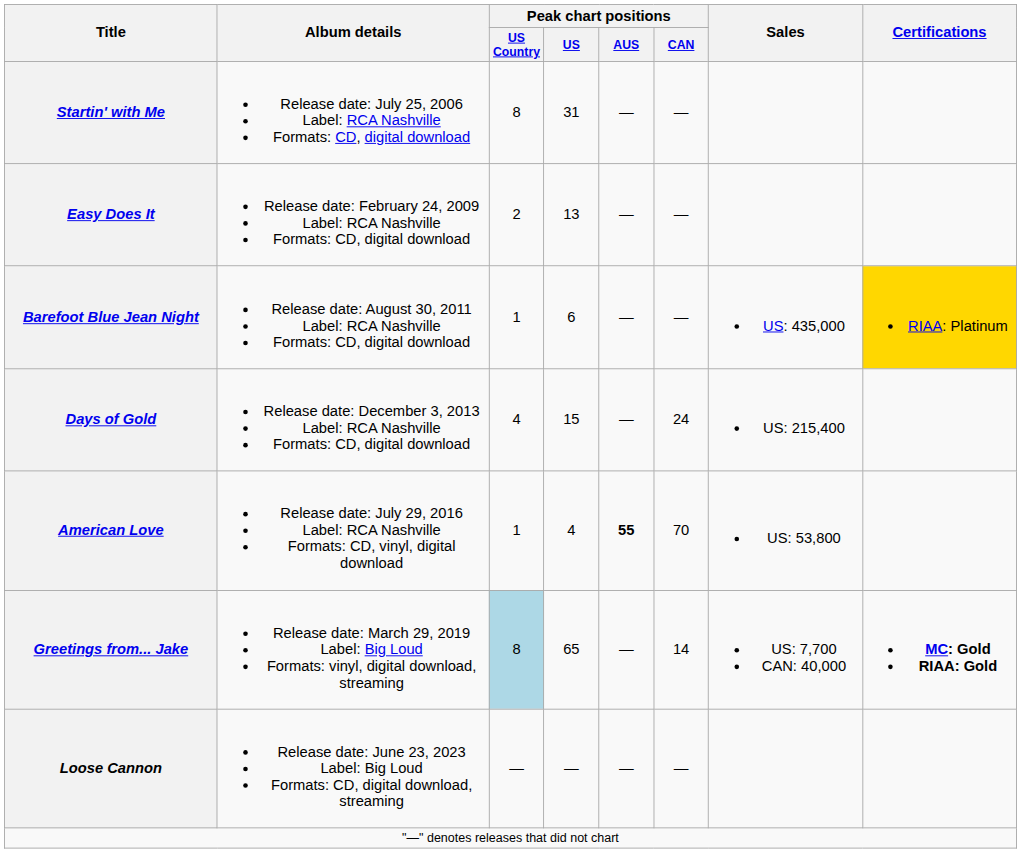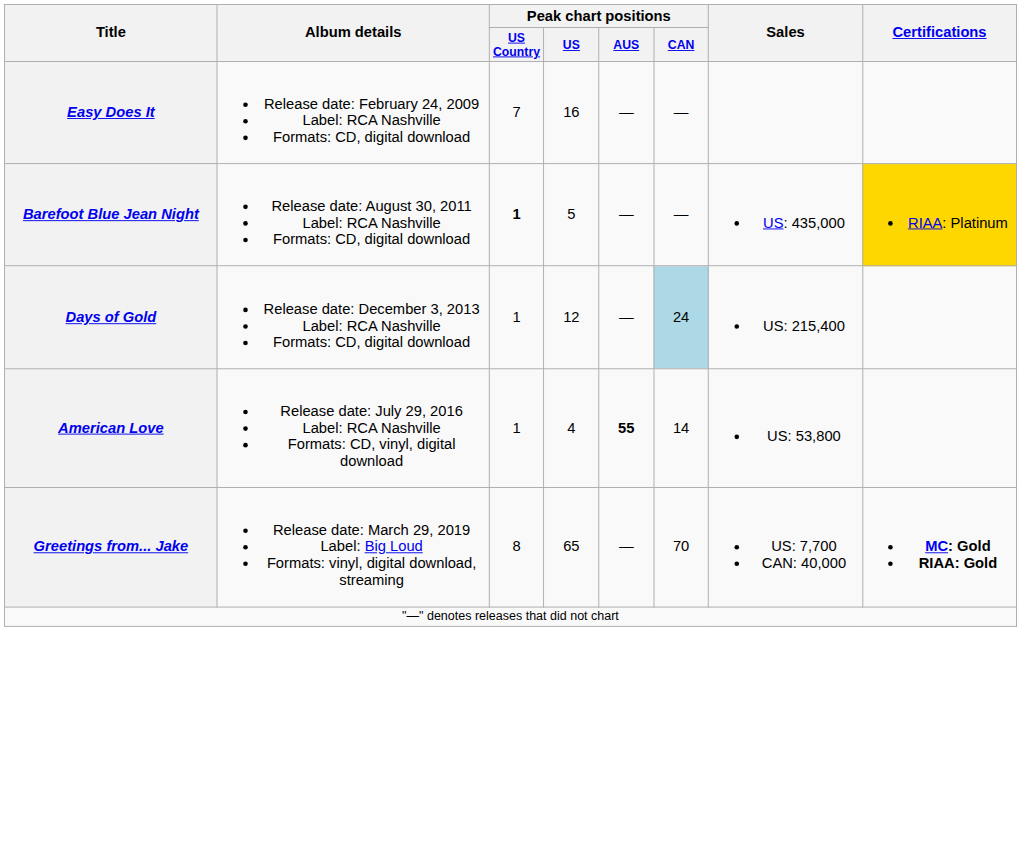- row: (111, 112)
(516, 214) 2 -> (516, 112) 7
(571, 214) 13 -> (571, 112) 16
(516, 317) normal -> (516, 214) bold
(571, 317) 6 -> (571, 214) 5
(516, 419) 4 -> (516, 317) 1
(571, 419) 15 -> (571, 317) 12
(681, 419) no background -> (681, 317) lightblue background
(681, 530) 70 -> (681, 428) 14
(516, 649) lightblue background -> (516, 547) no background
(681, 649) 14 -> (681, 547) 70
- row: (111, 768)
